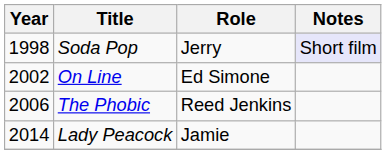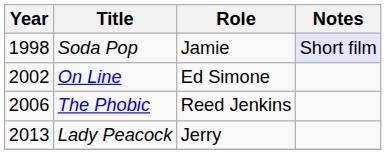(201, 47) Jerry -> (205, 47) Jamie
(29, 134) 2014 -> (29, 134) 2013
(205, 134) Jamie -> (201, 134) Jerry
